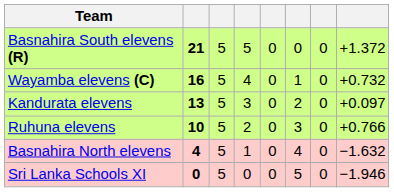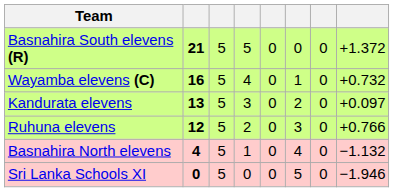(196, 127) 10 -> (196, 127) 12
(363, 151) −1.632 -> (363, 151) −1.132
